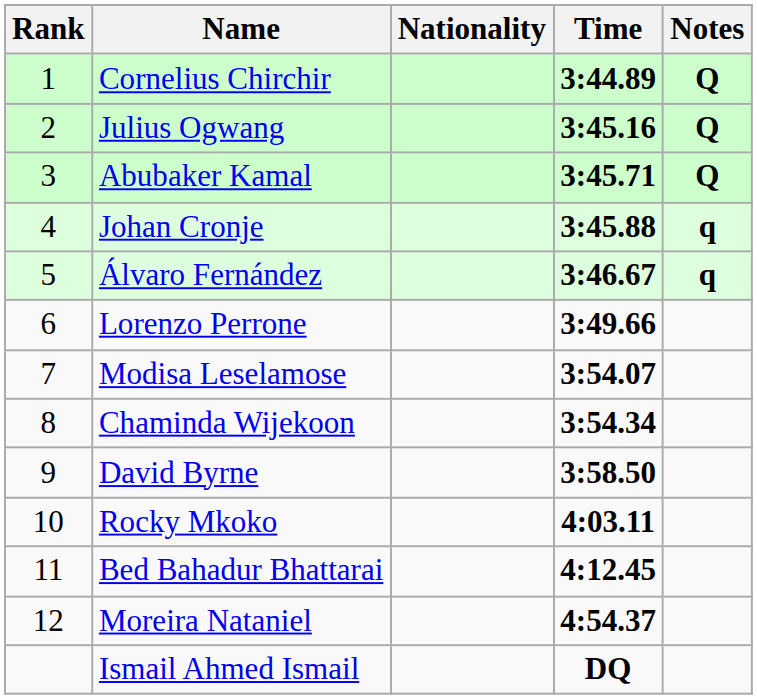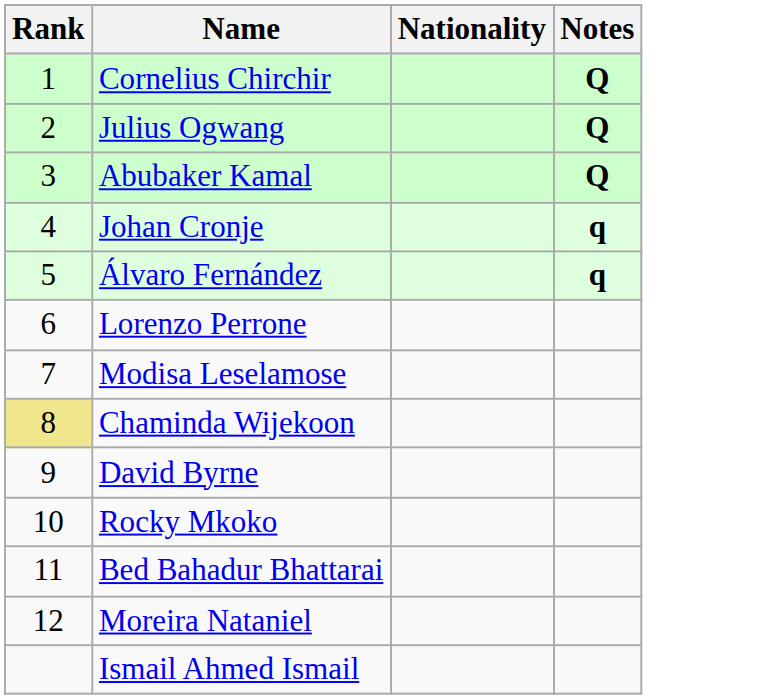- column: (608, 29)
(48, 422) no background -> (48, 422) khaki background
